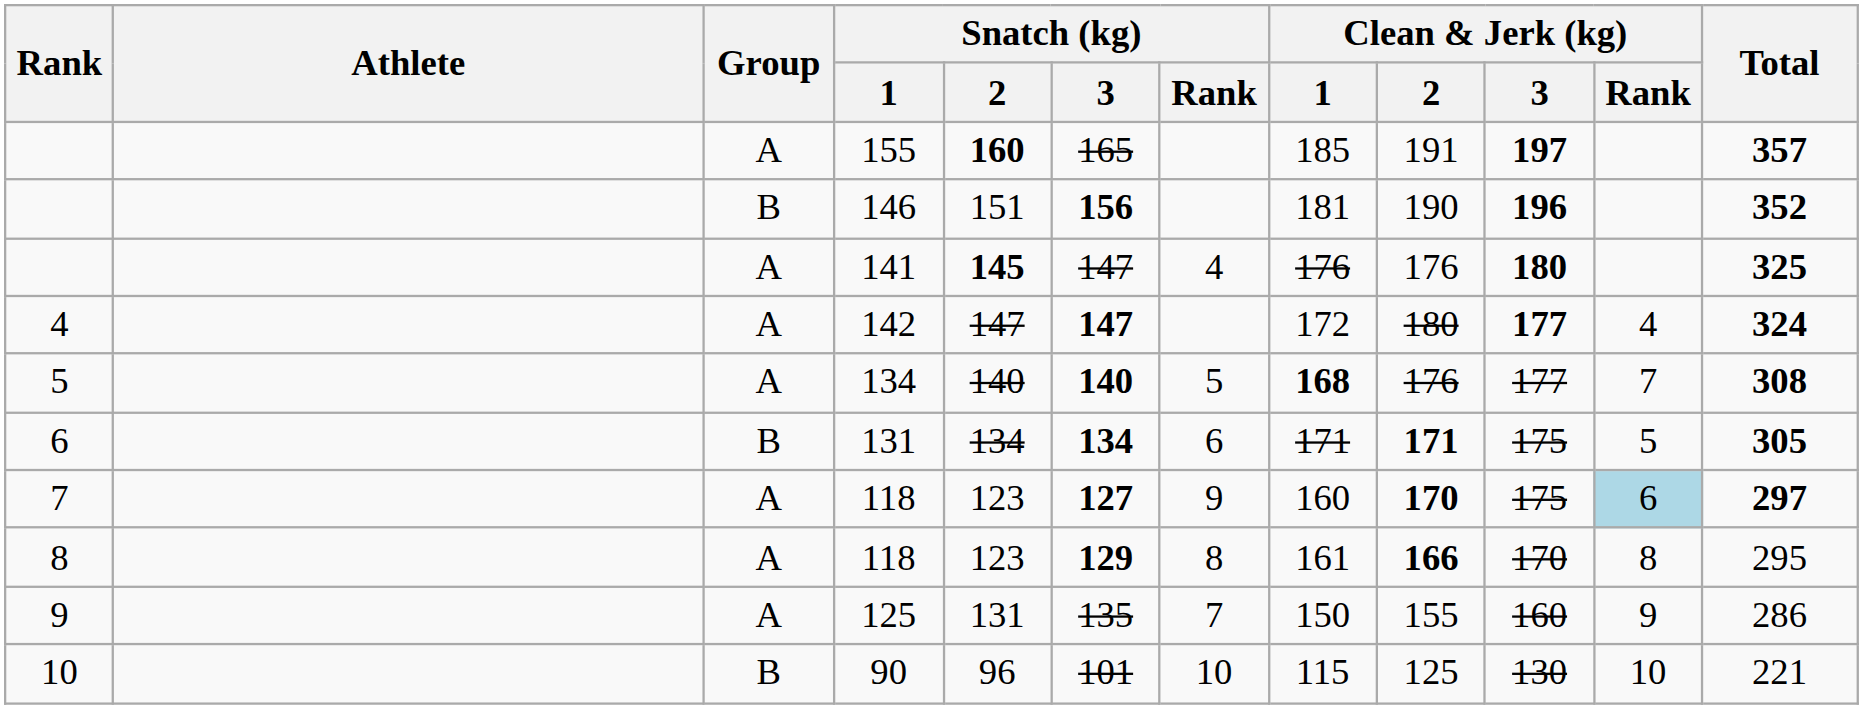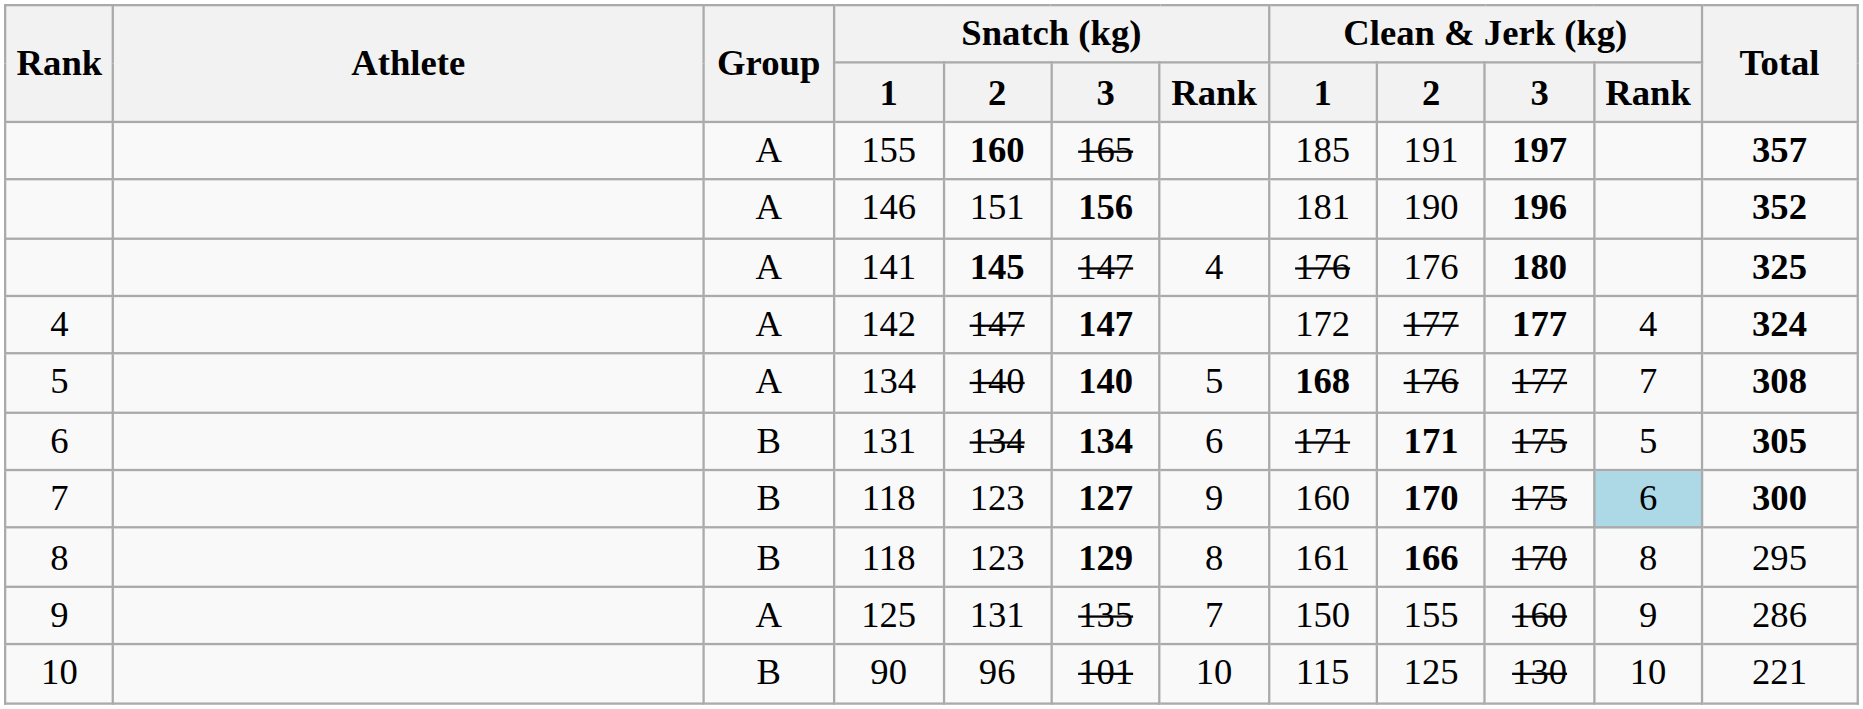(769, 207) B -> (769, 207) A
(1431, 324) 180 -> (1431, 324) 177
(769, 498) A -> (769, 498) B
(1779, 498) 297 -> (1779, 498) 300
(769, 556) A -> (769, 556) B
